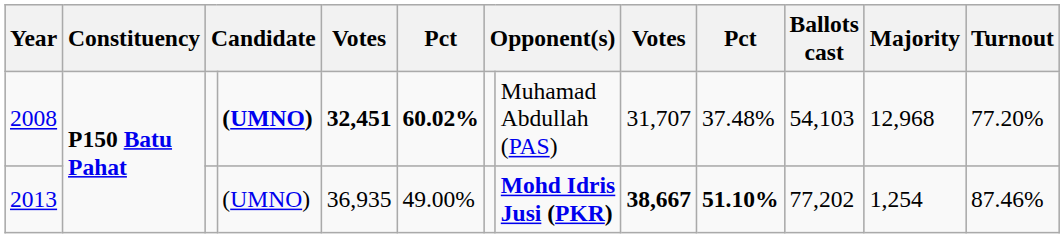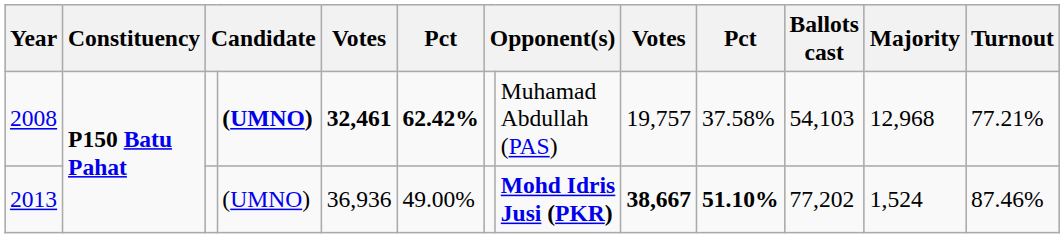(359, 118) 32,451 -> (359, 118) 32,461
(441, 118) 60.02% -> (441, 118) 62.42%
(659, 118) 31,707 -> (659, 118) 19,757
(738, 118) 37.48% -> (738, 118) 37.58%
(1007, 118) 77.20% -> (1007, 118) 77.21%
(359, 199) 36,935 -> (359, 199) 36,936
(896, 199) 1,254 -> (896, 199) 1,524
